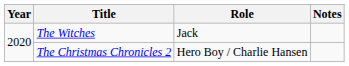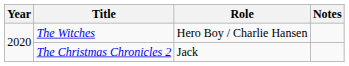(187, 33) Jack -> (242, 33) Hero Boy / Charlie Hansen
(242, 52) Hero Boy / Charlie Hansen -> (187, 52) Jack
